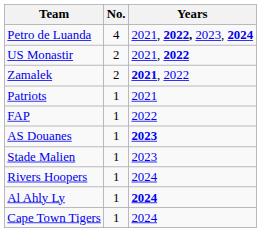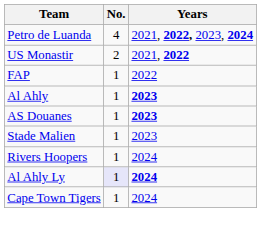- row: (30, 75)
- row: (27, 95)
+ row: (28, 95)
(116, 197) no background -> (116, 177) lavender background
